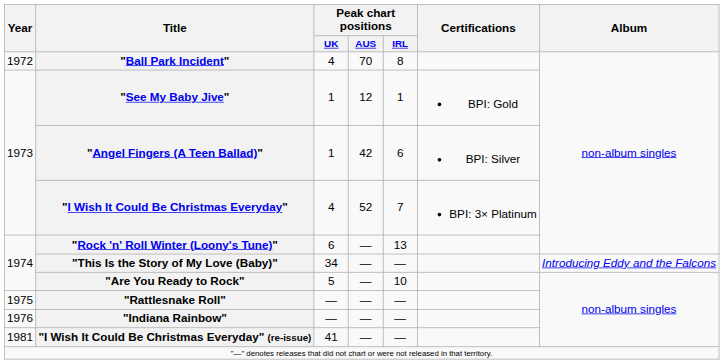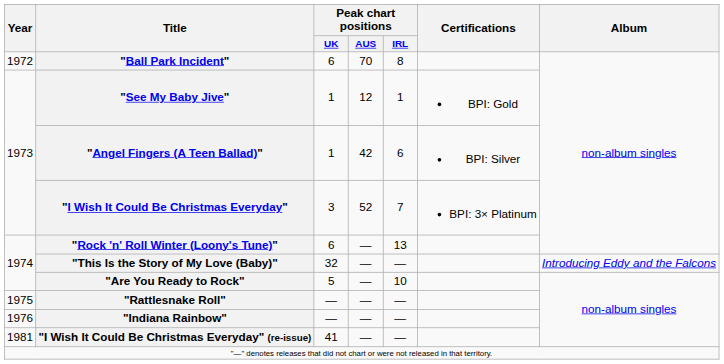(331, 61) 4 -> (331, 61) 6
(331, 207) 4 -> (331, 207) 3
(331, 263) 34 -> (331, 263) 32
